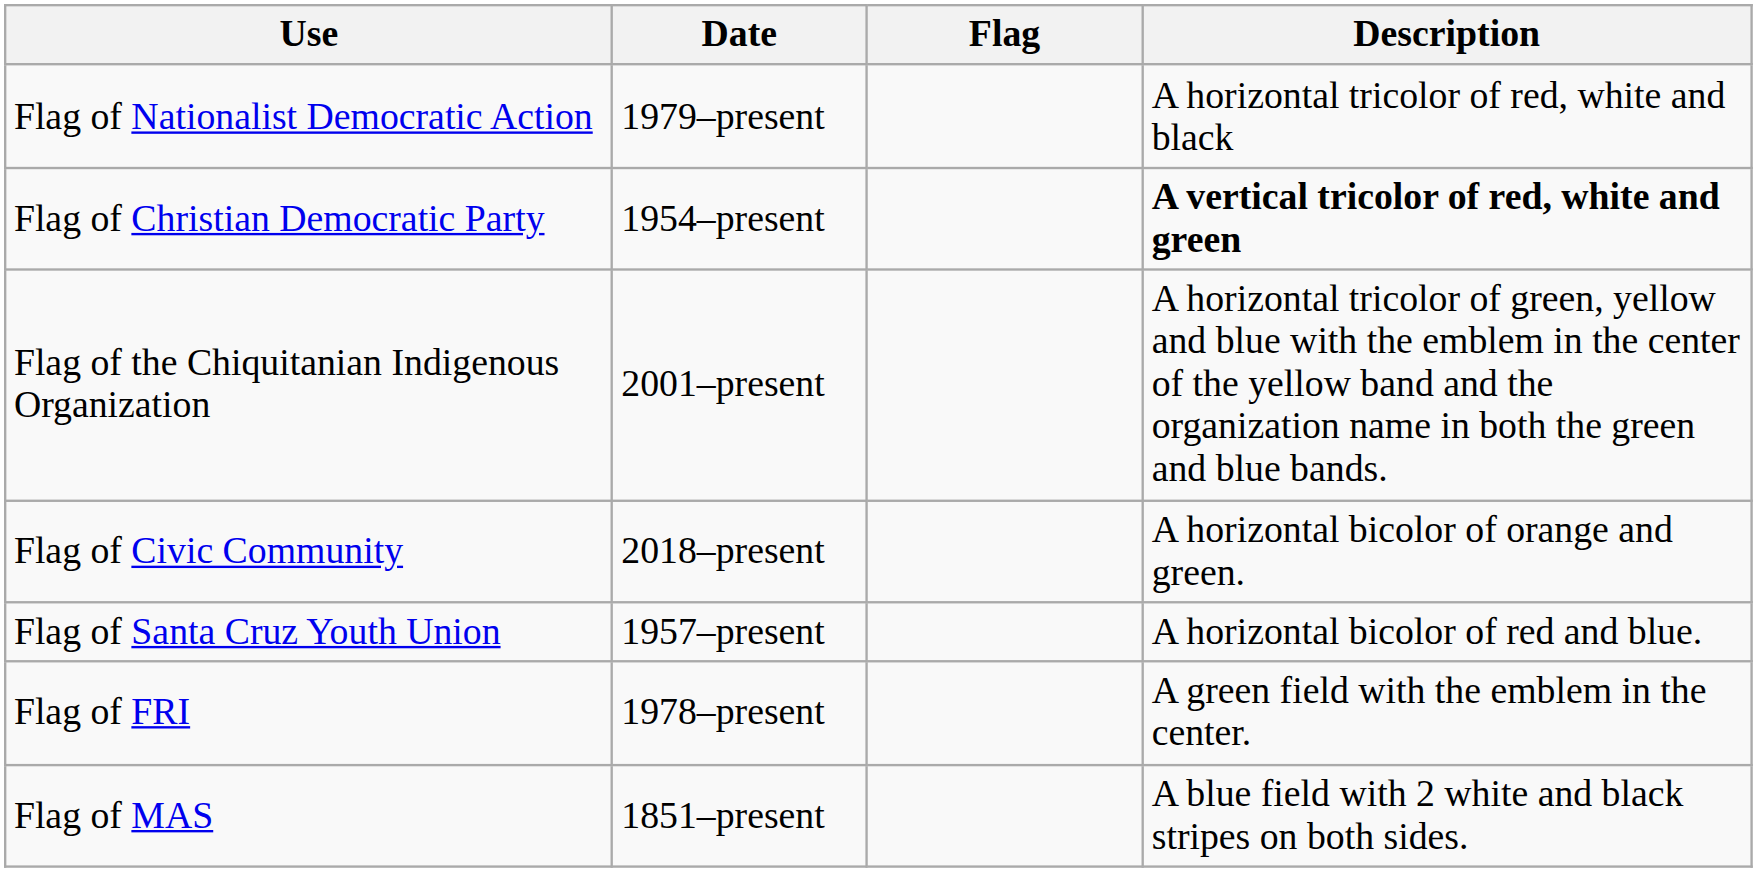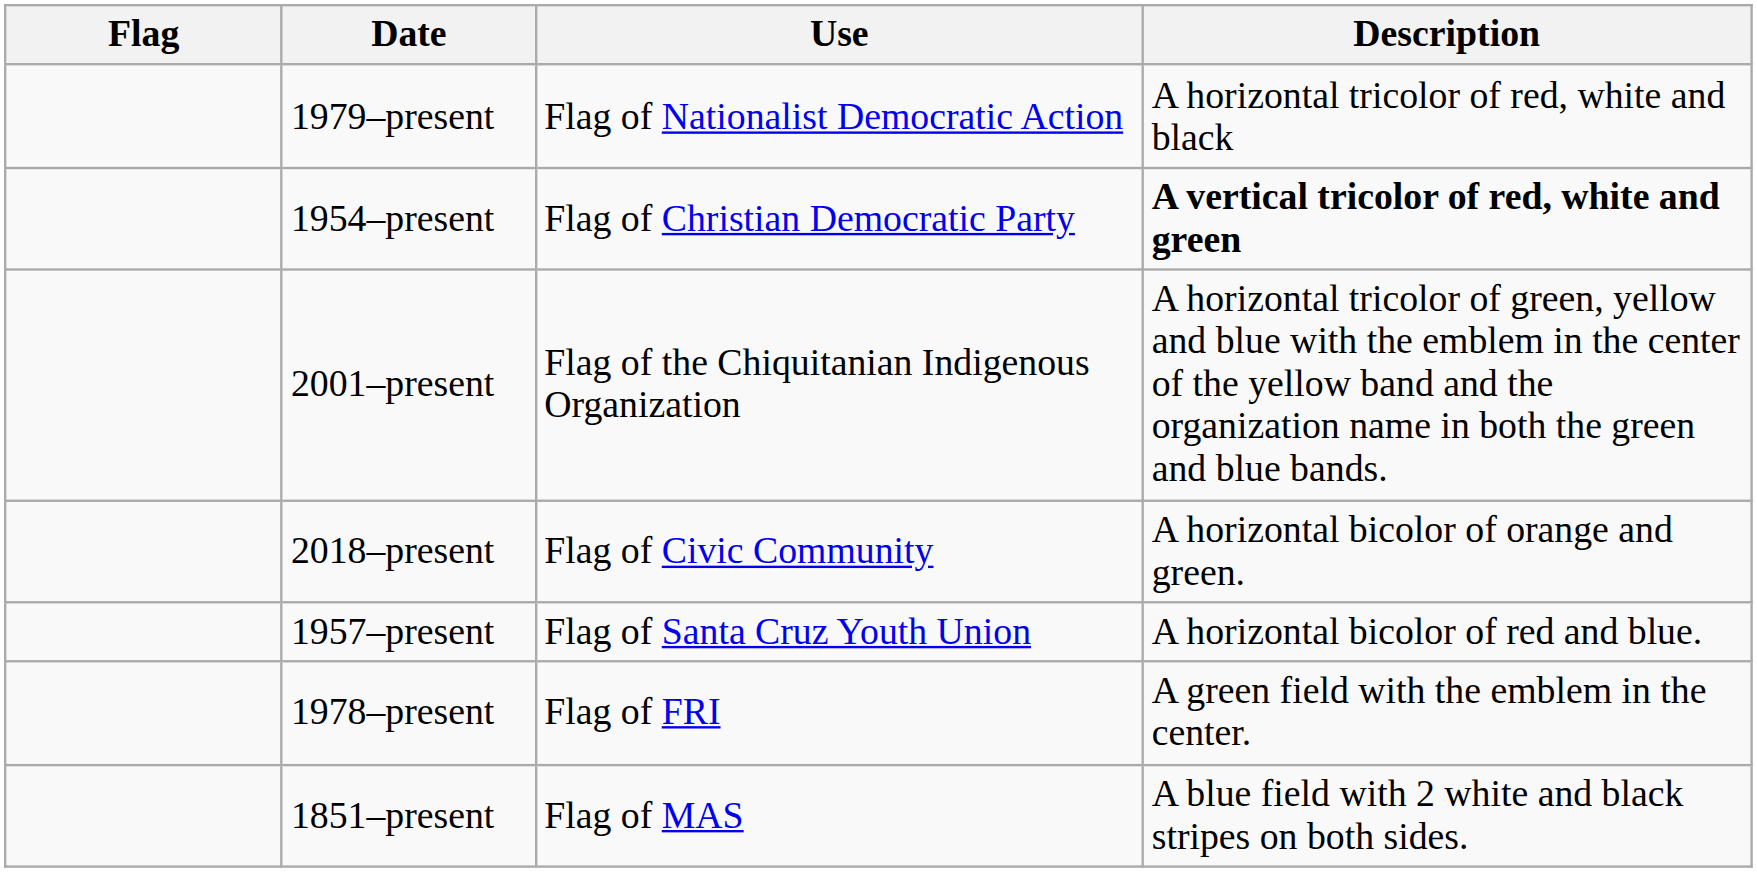columns swapped: (1004, 34) <-> (309, 34)
